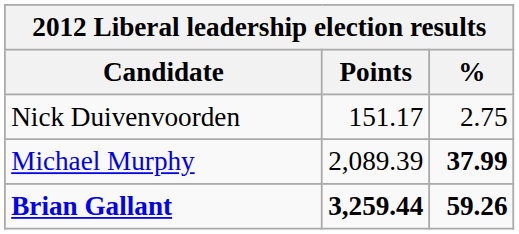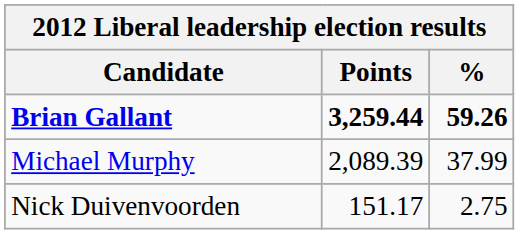rows swapped: (92, 206) <-> (126, 116)
(477, 161) bold -> (477, 161) normal
